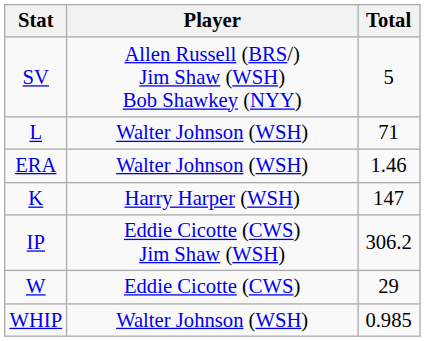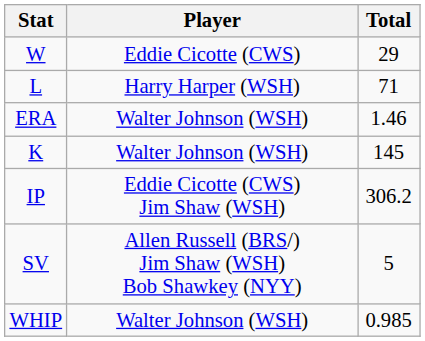rows swapped: (36, 286) <-> (36, 76)
(212, 132) Walter Johnson (WSH) -> (212, 86) Harry Harper (WSH)
(212, 198) Harry Harper (WSH) -> (212, 151) Walter Johnson (WSH)
(389, 198) 147 -> (389, 151) 145
